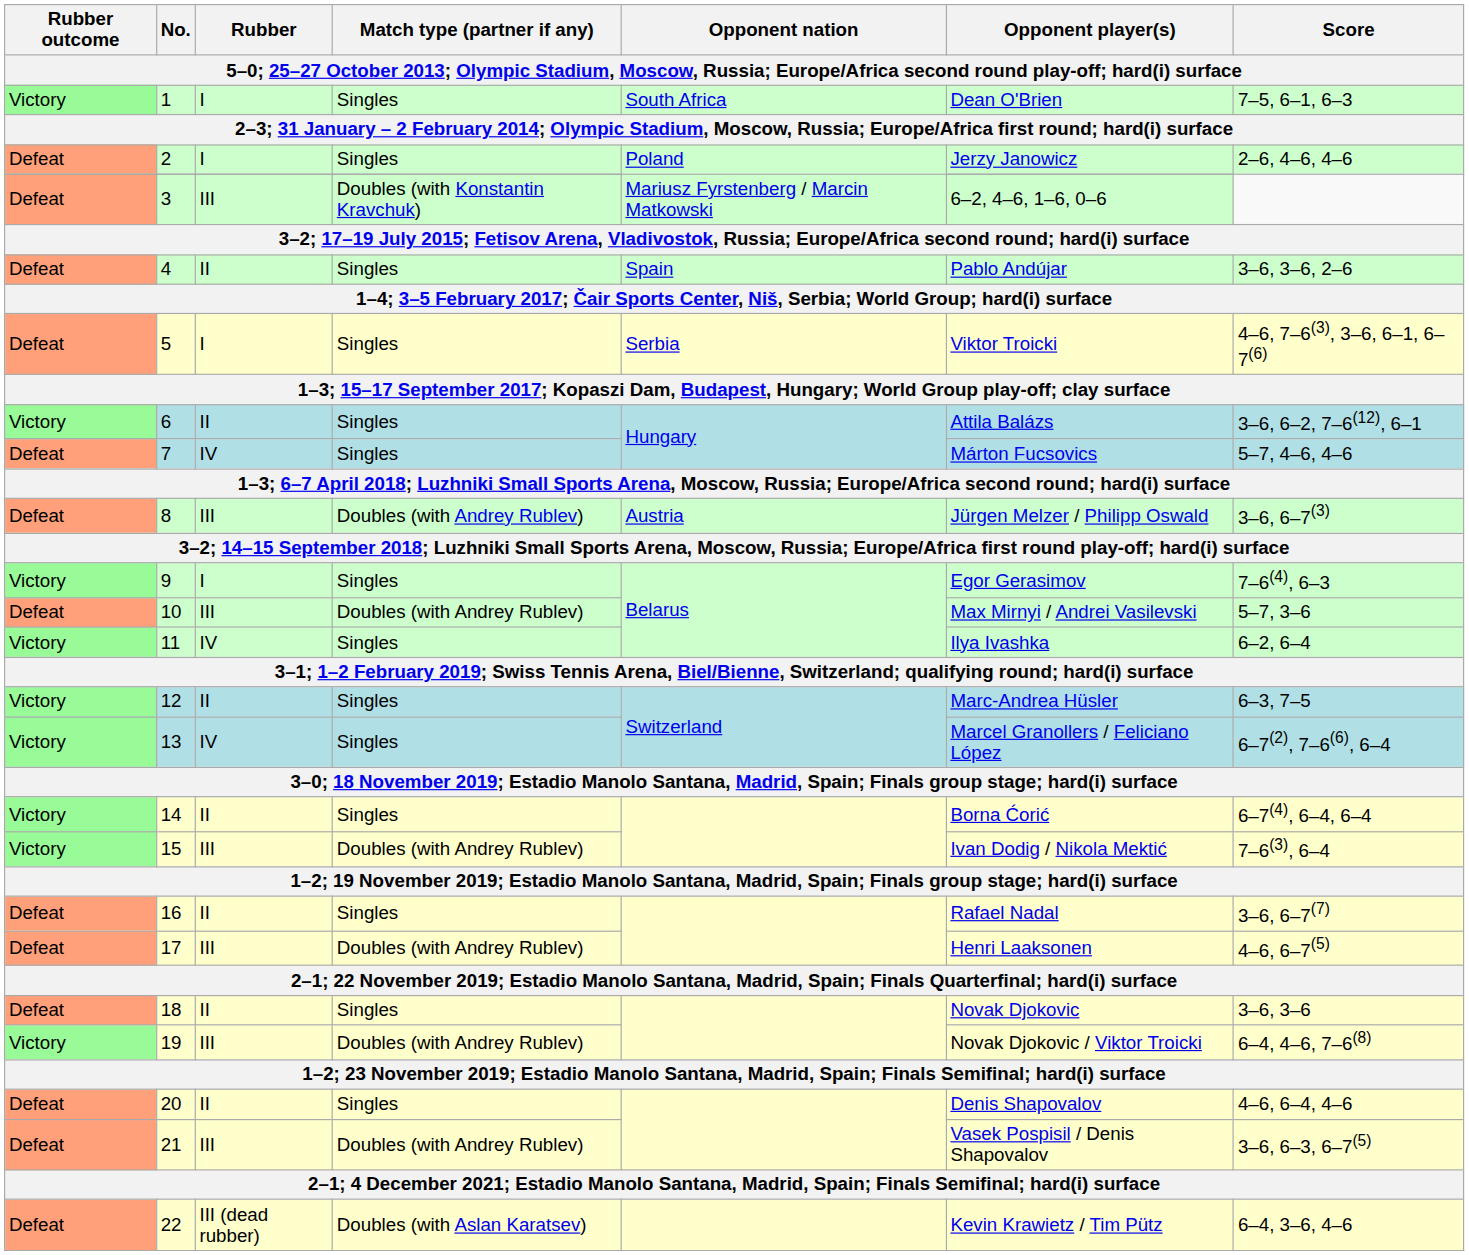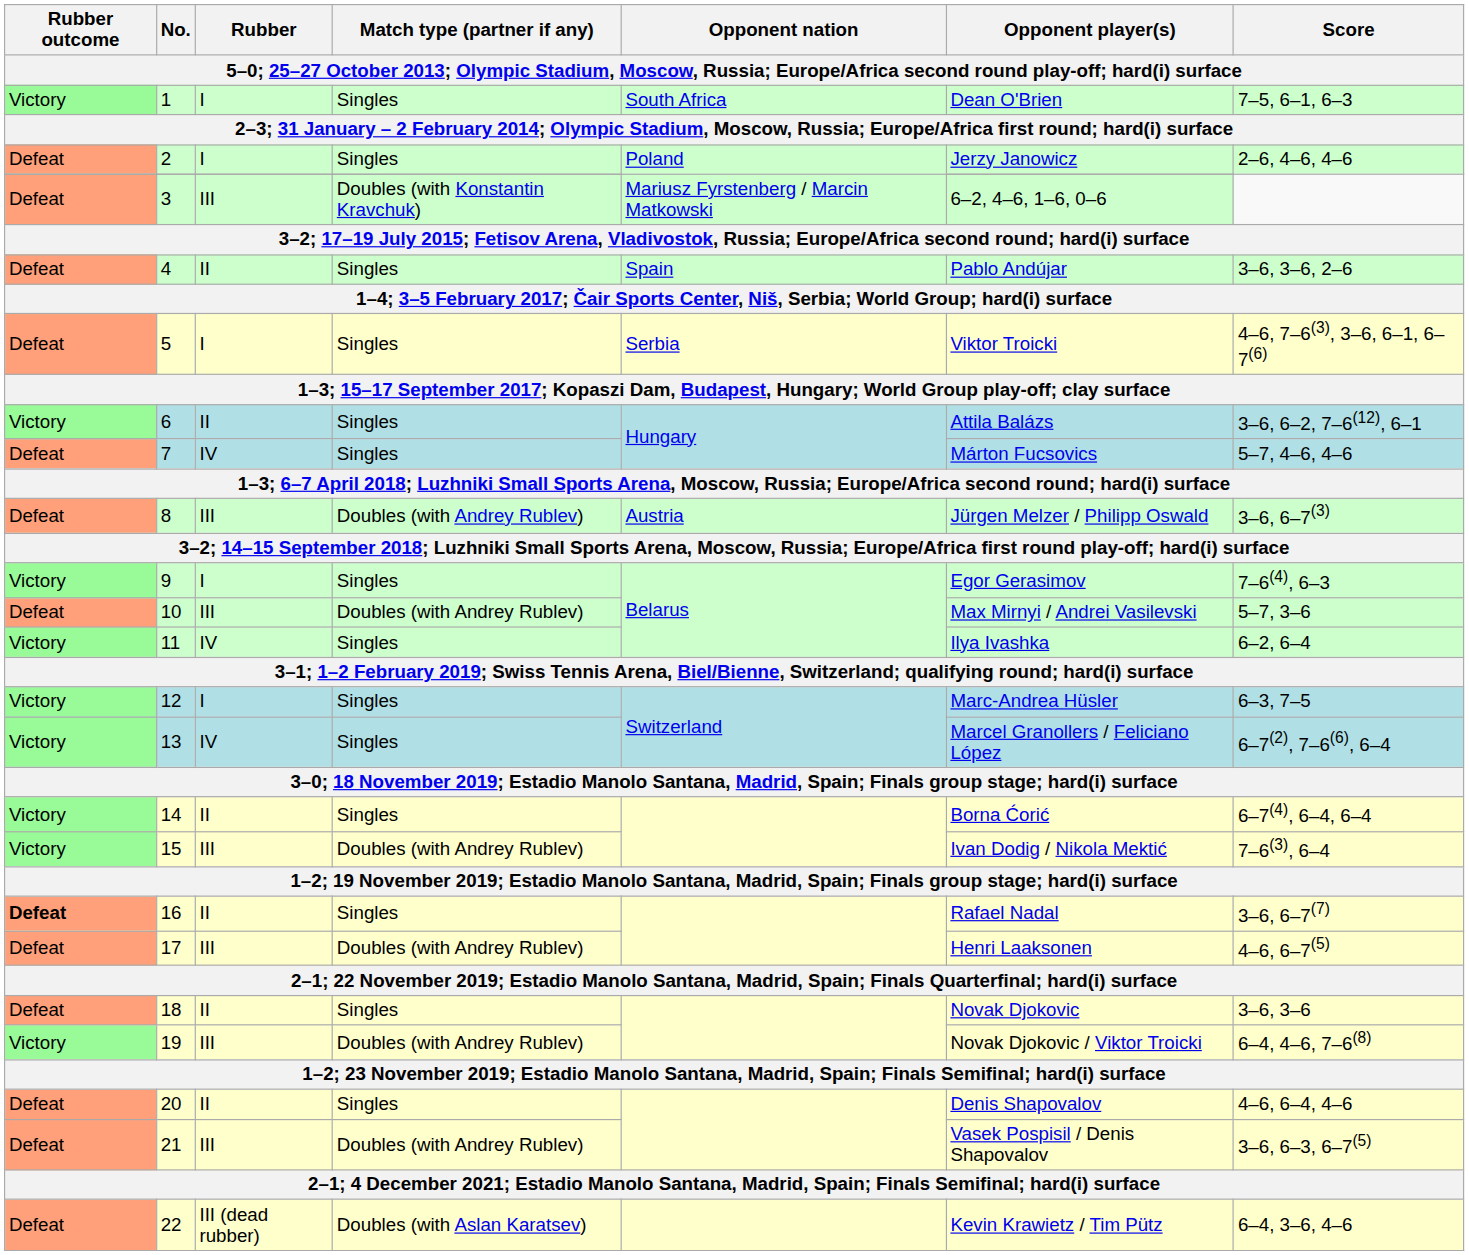(205, 701) II -> (202, 701) I
(36, 913) normal -> (38, 913) bold
